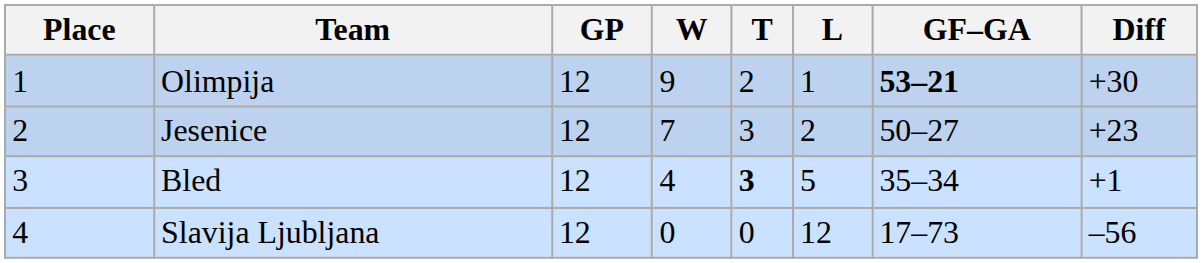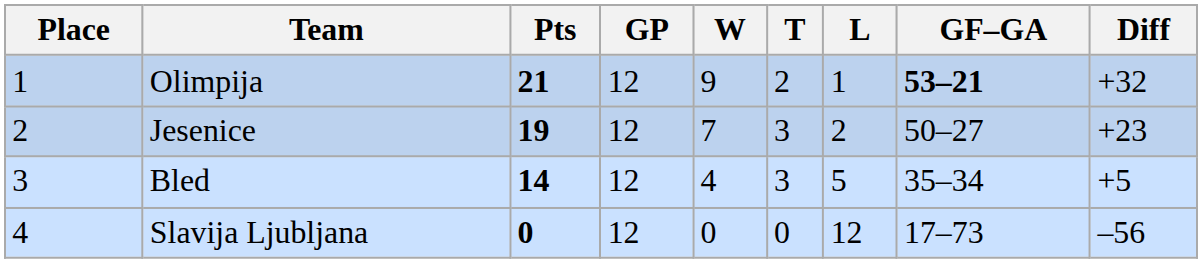+ column: (555, 29)
(1114, 80) +30 -> (1122, 80) +32
(747, 181) bold -> (782, 181) normal
(1106, 181) +1 -> (1114, 181) +5
